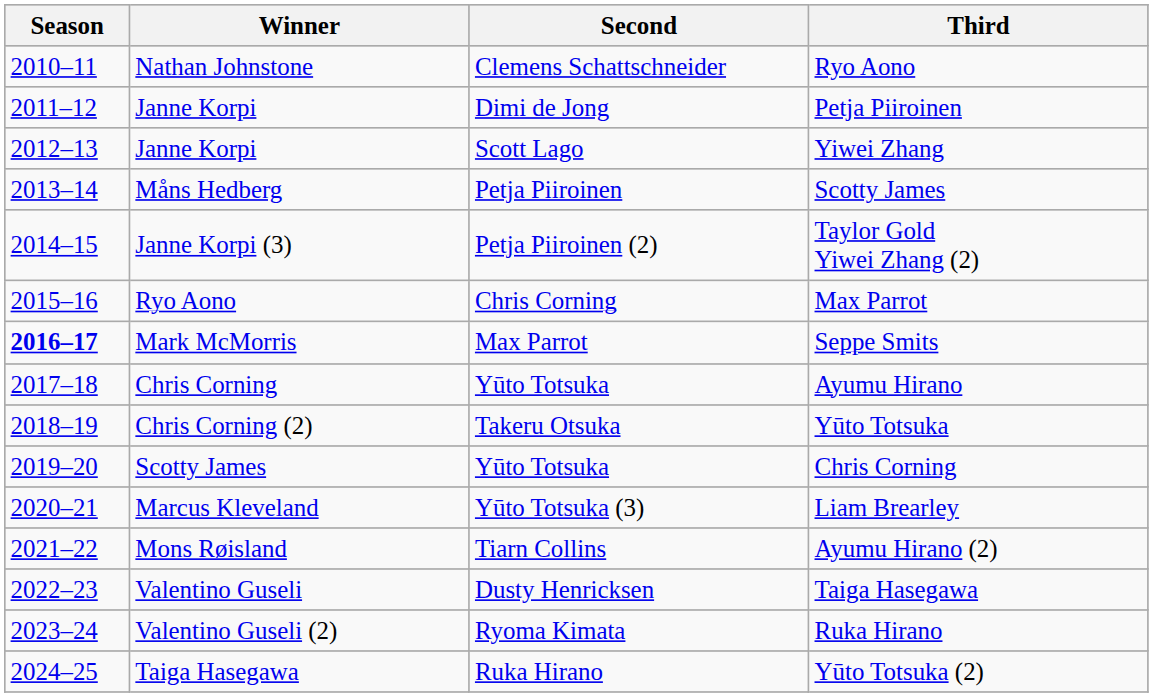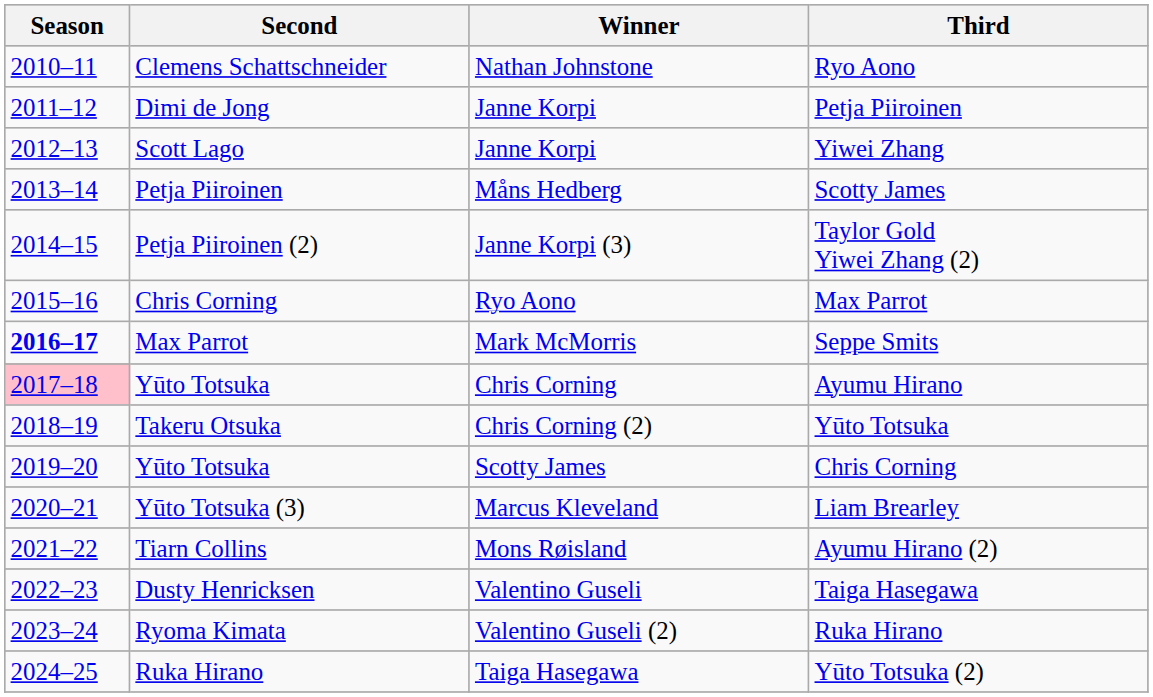columns swapped: (299, 25) <-> (639, 25)
(54, 383) no background -> (54, 383) pink background
